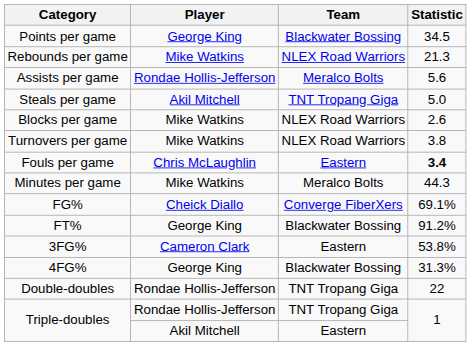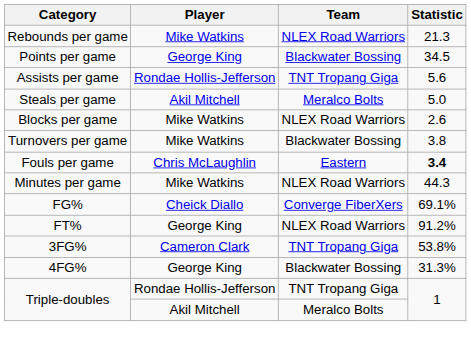rows swapped: (68, 36) <-> (68, 57)
(343, 78) Meralco Bolts -> (343, 78) TNT Tropang Giga
(343, 99) TNT Tropang Giga -> (343, 99) Meralco Bolts
(343, 141) NLEX Road Warriors -> (343, 141) Blackwater Bossing
(343, 183) Meralco Bolts -> (343, 183) NLEX Road Warriors
(343, 225) Blackwater Bossing -> (343, 225) NLEX Road Warriors
(343, 246) Eastern -> (343, 246) TNT Tropang Giga
- row: (68, 288)
(343, 330) Eastern -> (343, 309) Meralco Bolts
